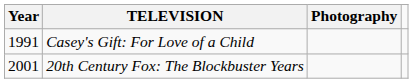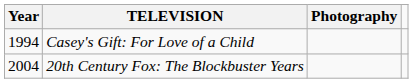(24, 41) 1991 -> (24, 41) 1994
(24, 66) 2001 -> (24, 66) 2004
